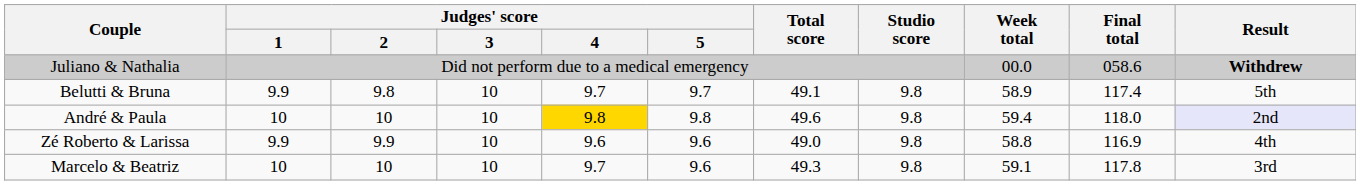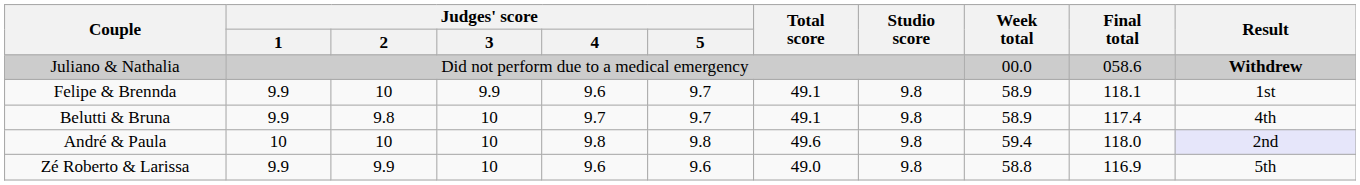+ row: (115, 92)
(1265, 92) 5th -> (1265, 117) 4th
(595, 117) gold background -> (595, 142) no background
(1265, 142) 4th -> (1265, 167) 5th
- row: (115, 167)
